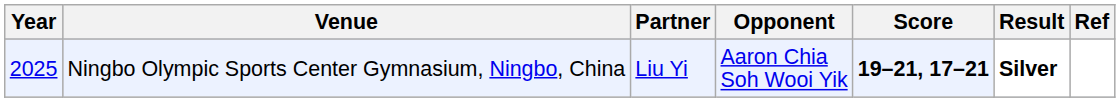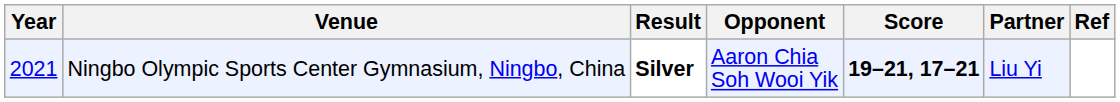columns swapped: (673, 22) <-> (1032, 22)
(34, 68) 2025 -> (34, 68) 2021
